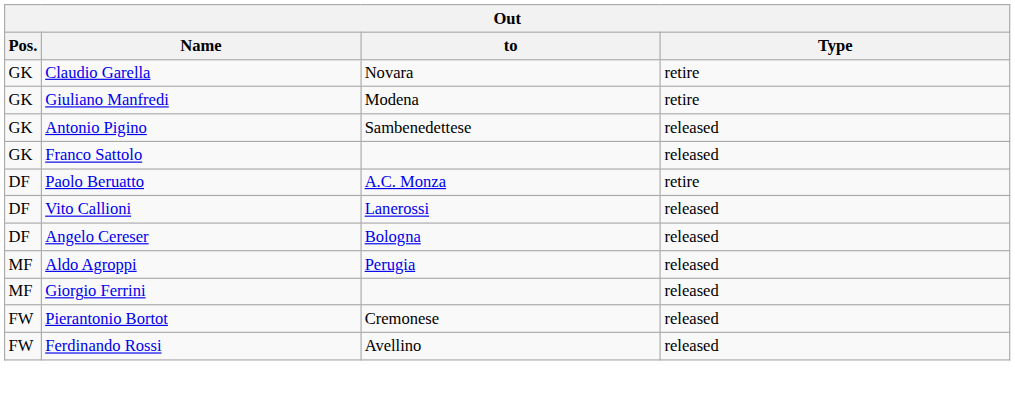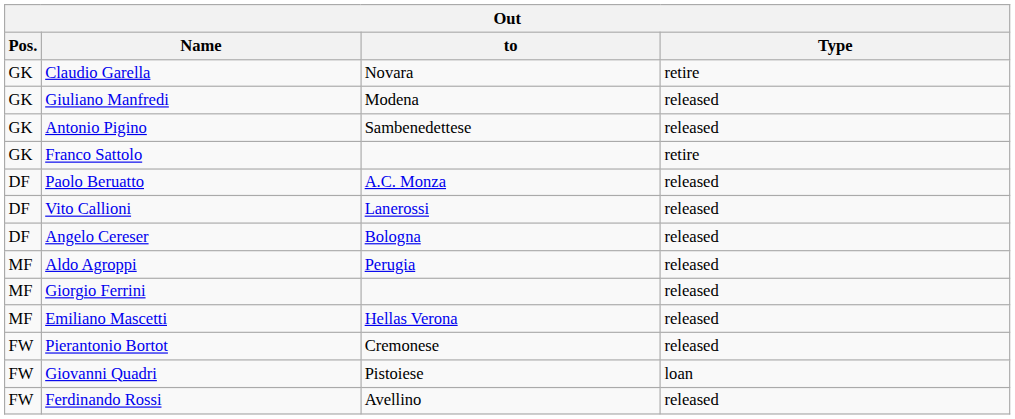(682, 100) retire -> (692, 100) released
(692, 155) released -> (682, 155) retire
(682, 182) retire -> (692, 182) released
+ row: (106, 318)
+ row: (101, 373)
